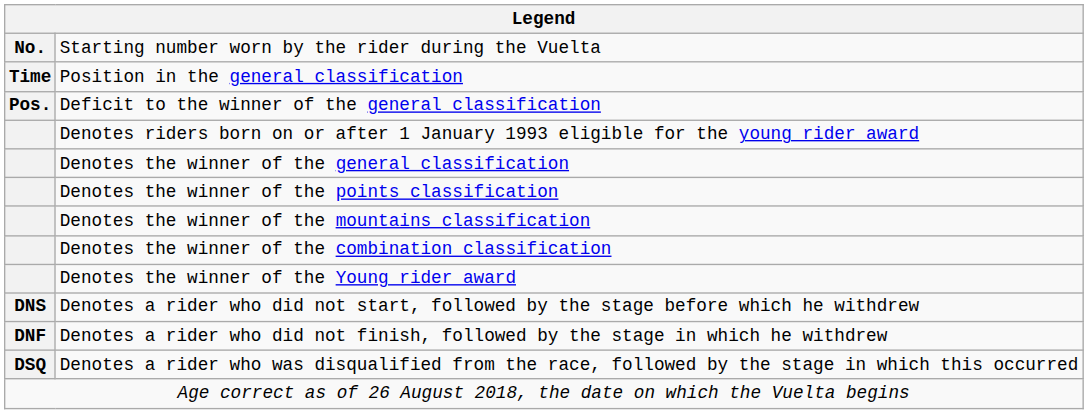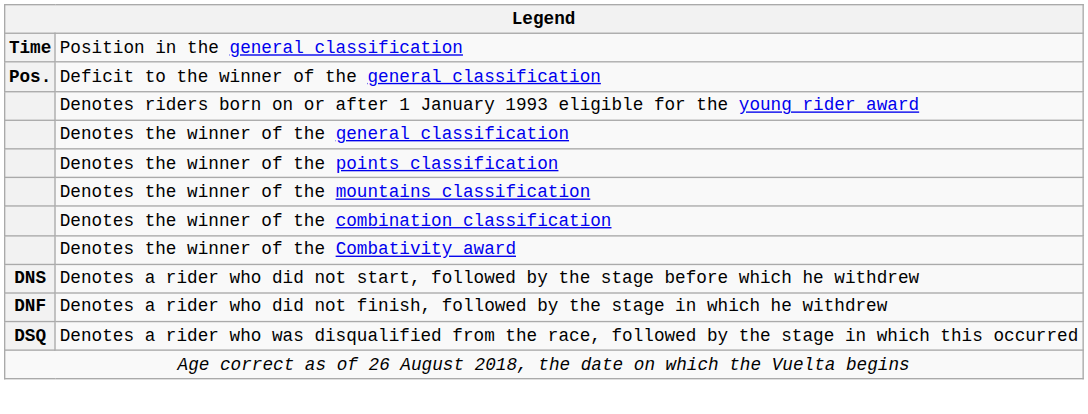- row: (330, 48)
+ row: (288, 250)
- row: (288, 278)
